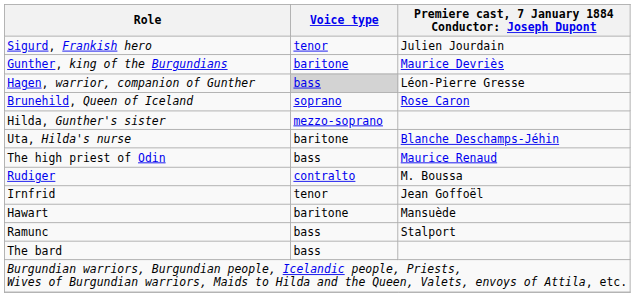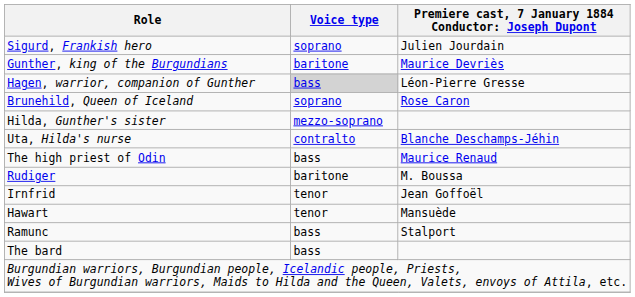(311, 46) tenor -> (318, 46) soprano
(321, 139) baritone -> (324, 139) contralto
(324, 176) contralto -> (321, 176) baritone
(321, 213) baritone -> (311, 213) tenor
